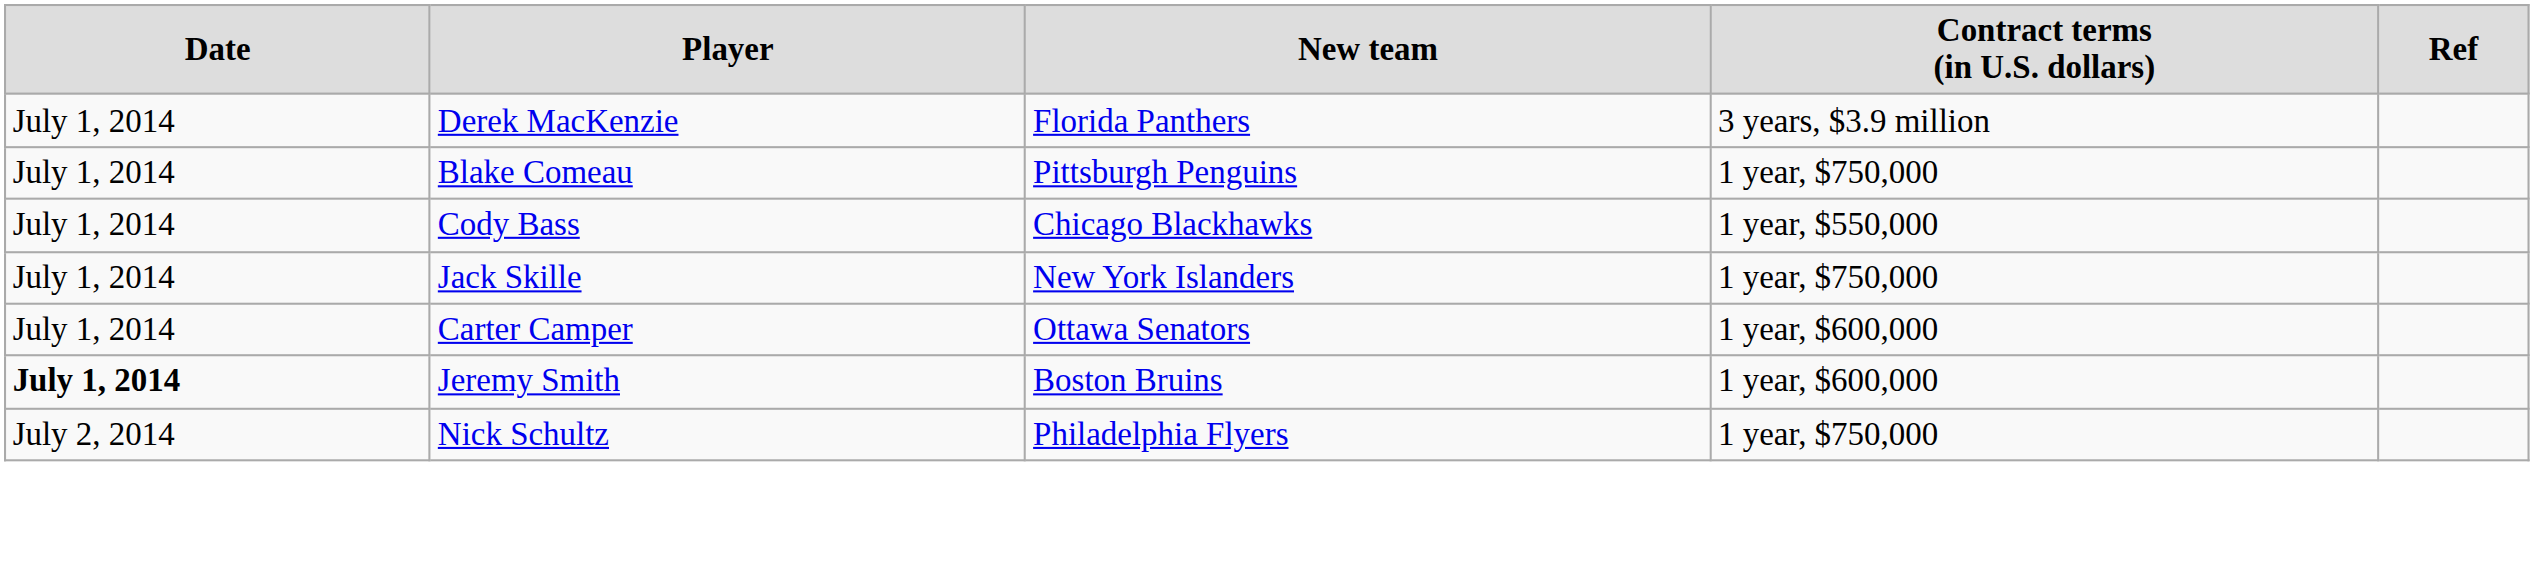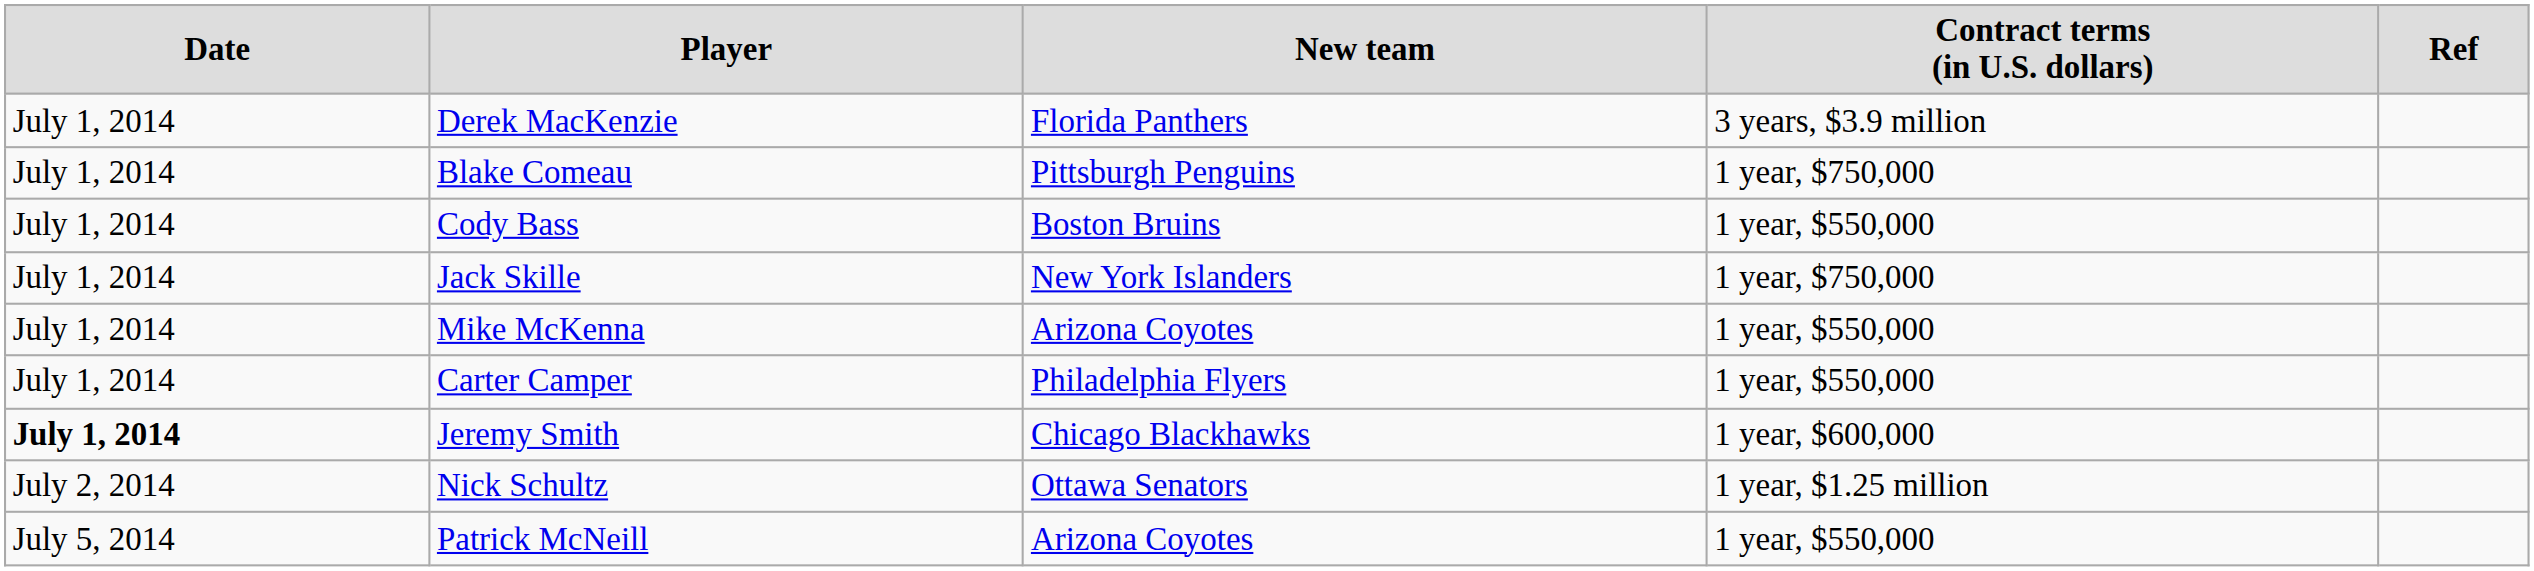(1173, 224) Chicago Blackhawks -> (1126, 224) Boston Bruins
+ row: (541, 329)
(1142, 329) Ottawa Senators -> (1159, 381) Philadelphia Flyers
(1828, 329) 1 year, $600,000 -> (1824, 381) 1 year, $550,000
(1128, 381) Boston Bruins -> (1171, 433) Chicago Blackhawks
(1161, 433) Philadelphia Flyers -> (1139, 485) Ottawa Senators
(1828, 433) 1 year, $750,000 -> (1851, 485) 1 year, $1.25 million
+ row: (543, 538)
